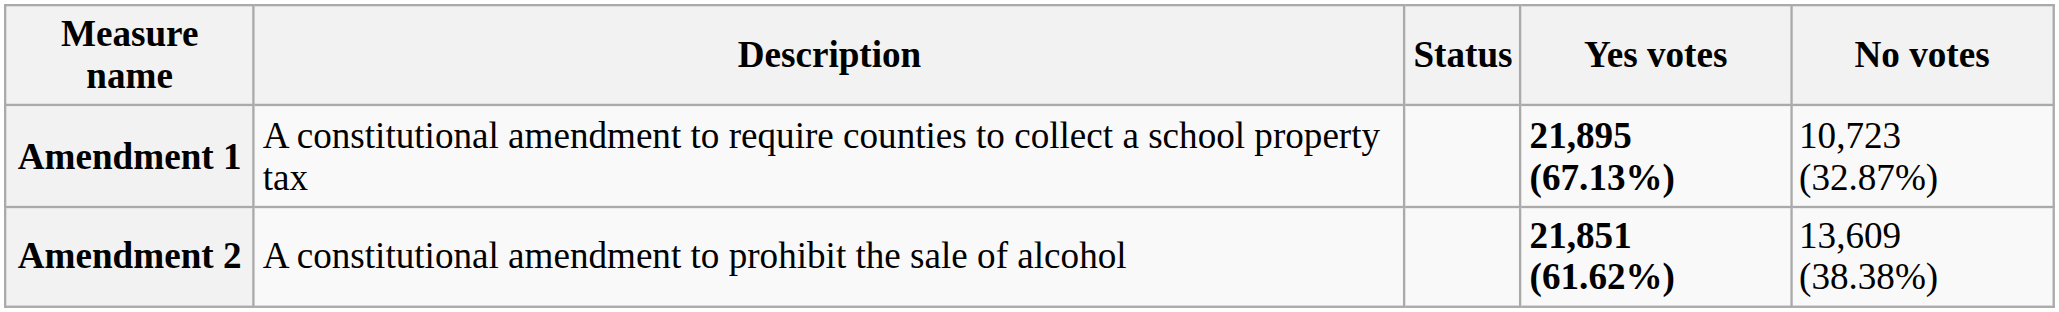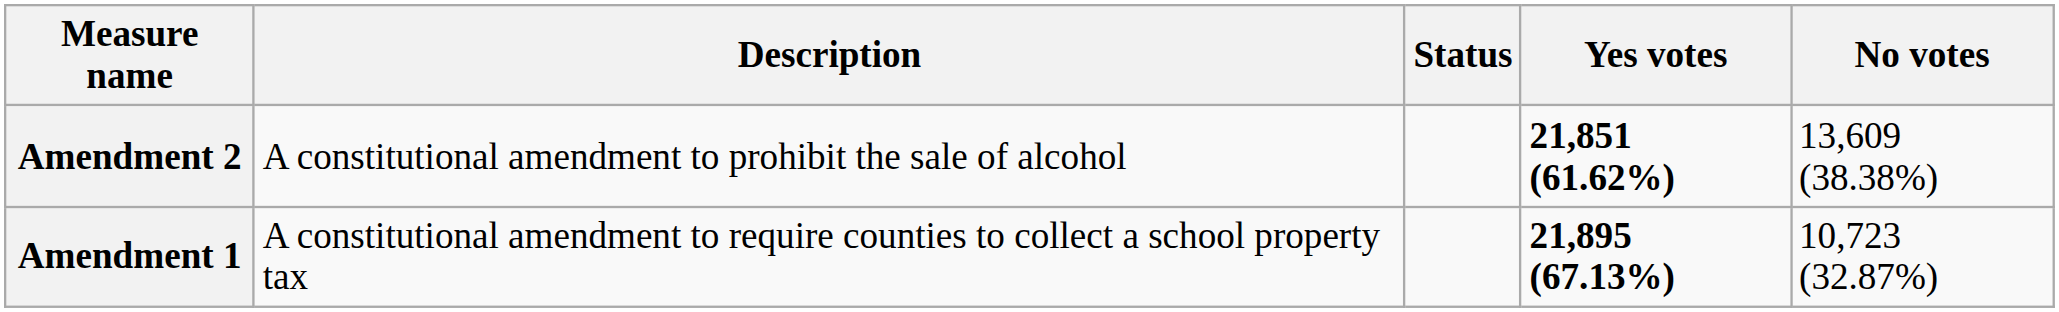rows swapped: (130, 155) <-> (130, 256)
